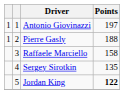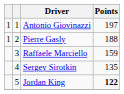(111, 53) 158 -> (111, 53) 159
